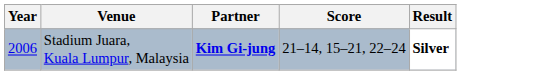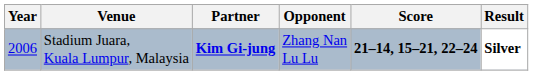+ column: (315, 16)
(344, 49) normal -> (416, 49) bold
